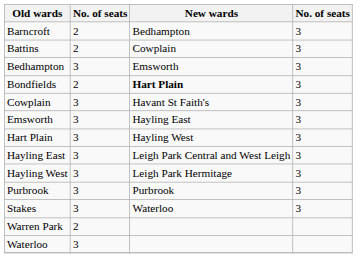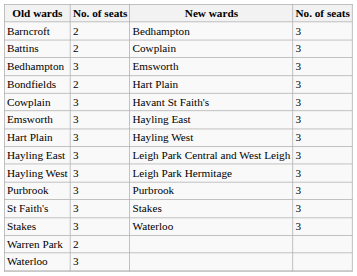(158, 84) bold -> (155, 84) normal
+ row: (28, 208)
